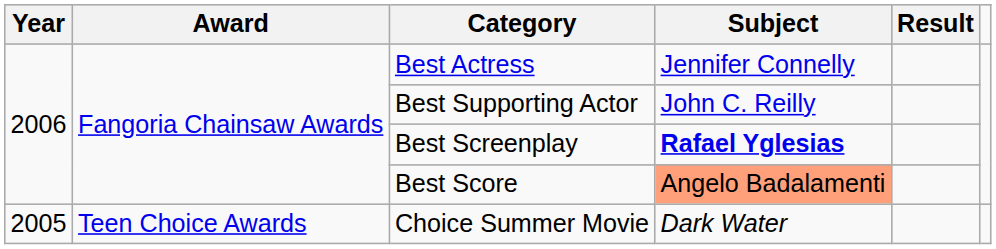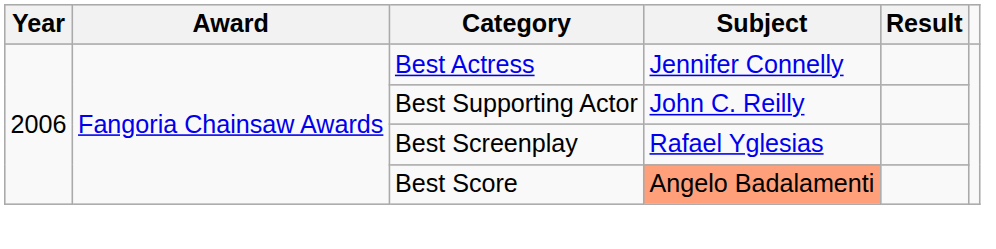(753, 143) bold -> (737, 143) normal
- row: (522, 223)
